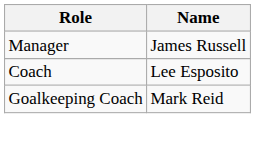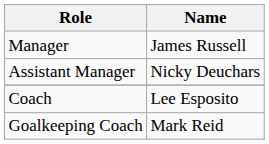+ row: (72, 71)
